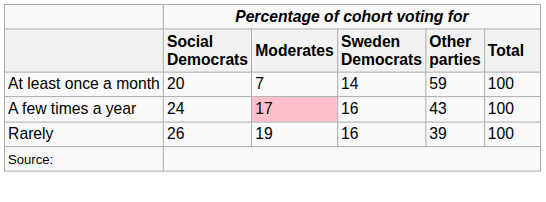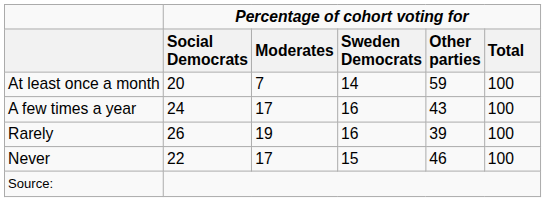(264, 109) pink background -> (264, 109) no background
+ row: (29, 158)
